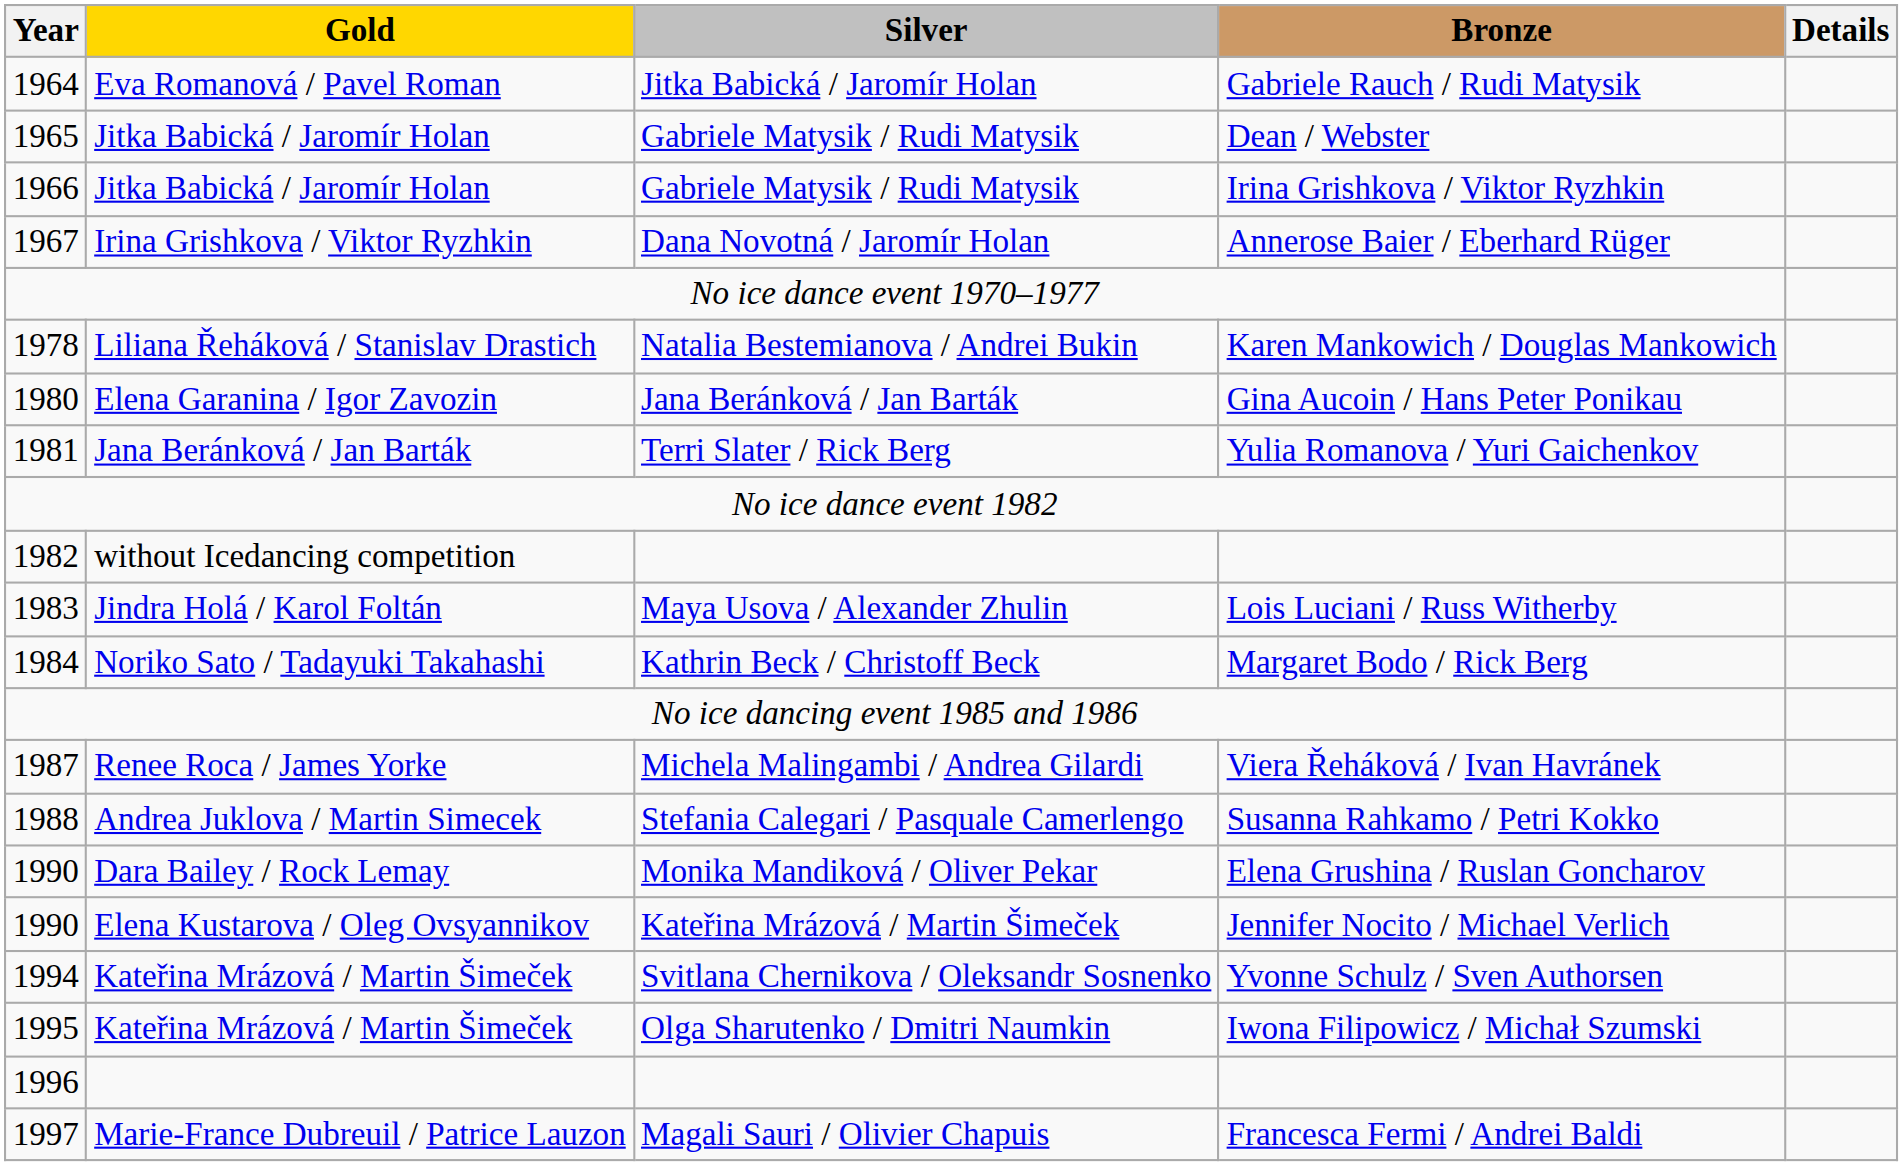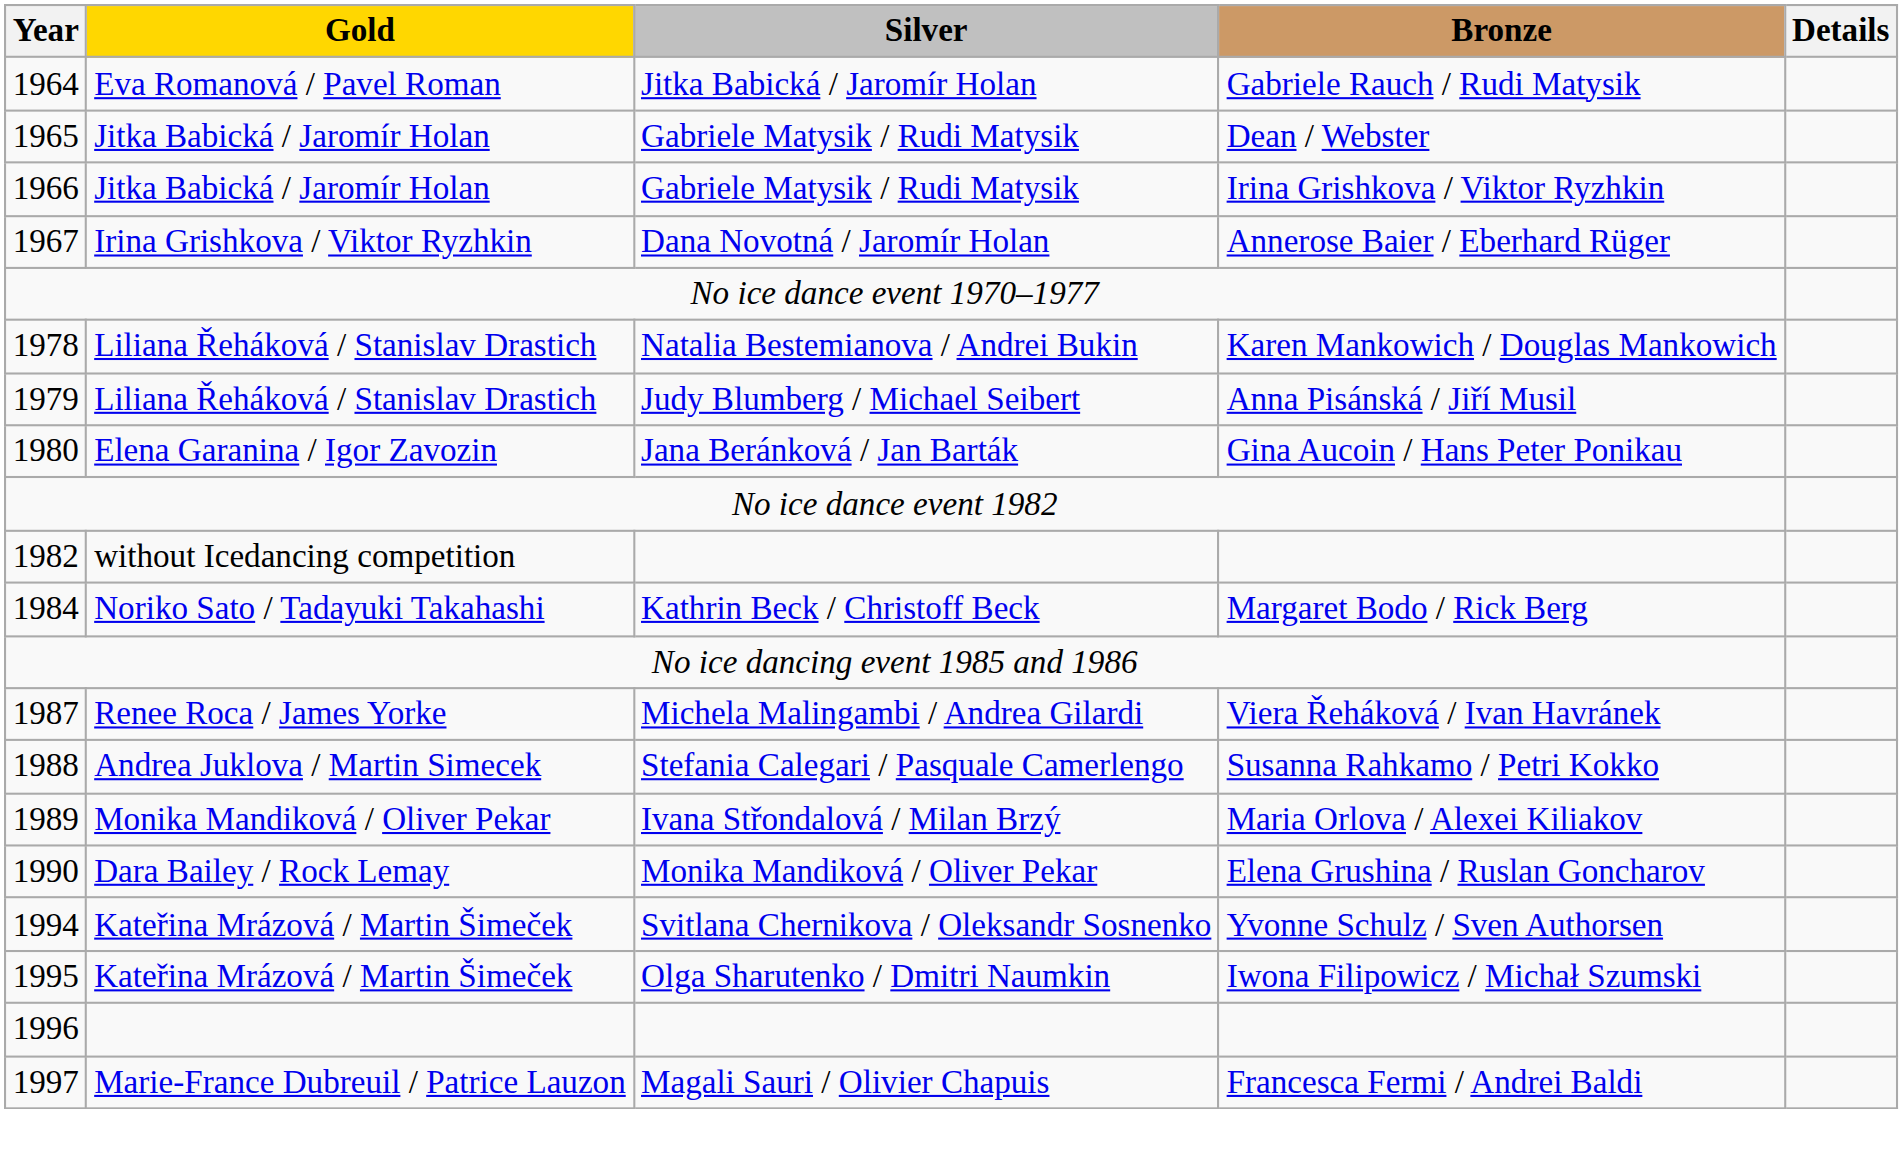+ row: (46, 398)
- row: (46, 450)
- row: (46, 608)
+ row: (46, 818)
- row: (46, 923)
